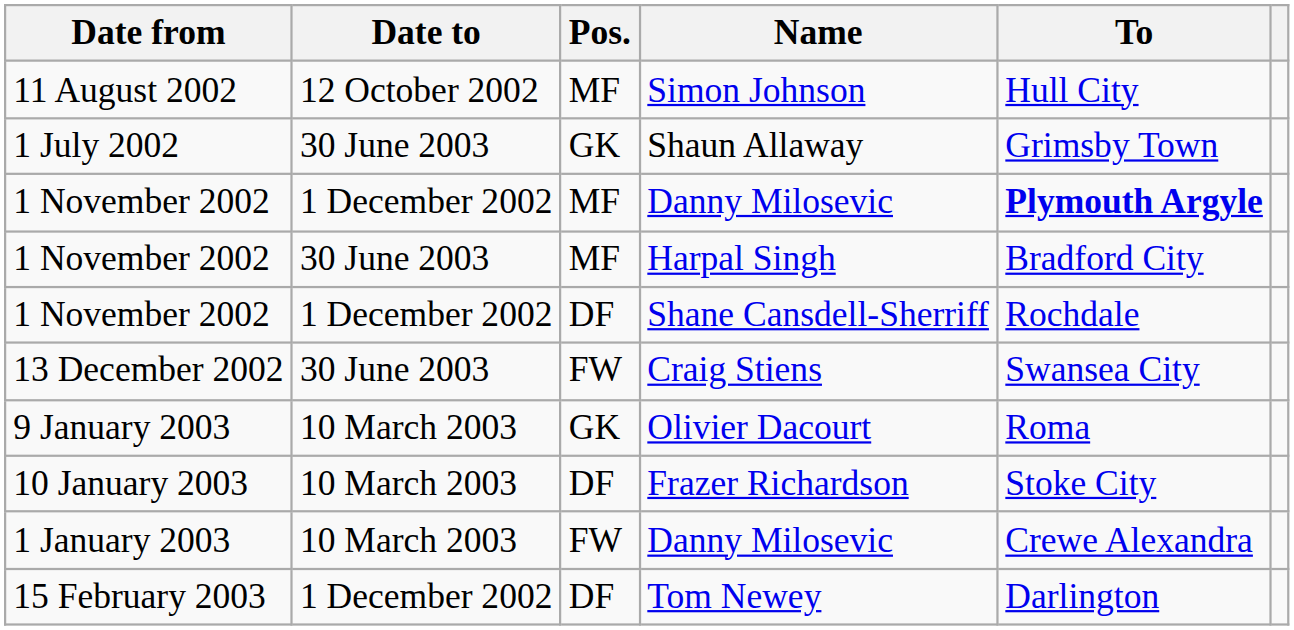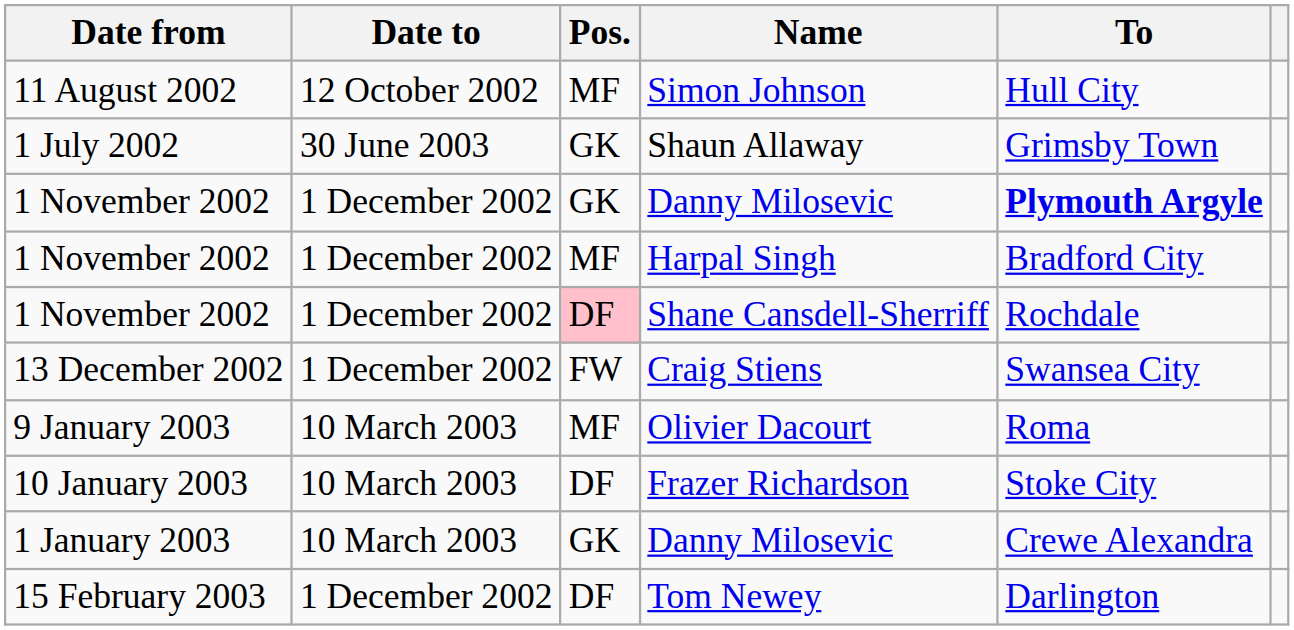(594, 201) MF -> (594, 201) GK
(395, 257) 30 June 2003 -> (426, 257) 1 December 2002
(591, 314) no background -> (591, 314) pink background
(395, 370) 30 June 2003 -> (426, 370) 1 December 2002
(594, 426) GK -> (594, 426) MF
(595, 539) FW -> (594, 539) GK
